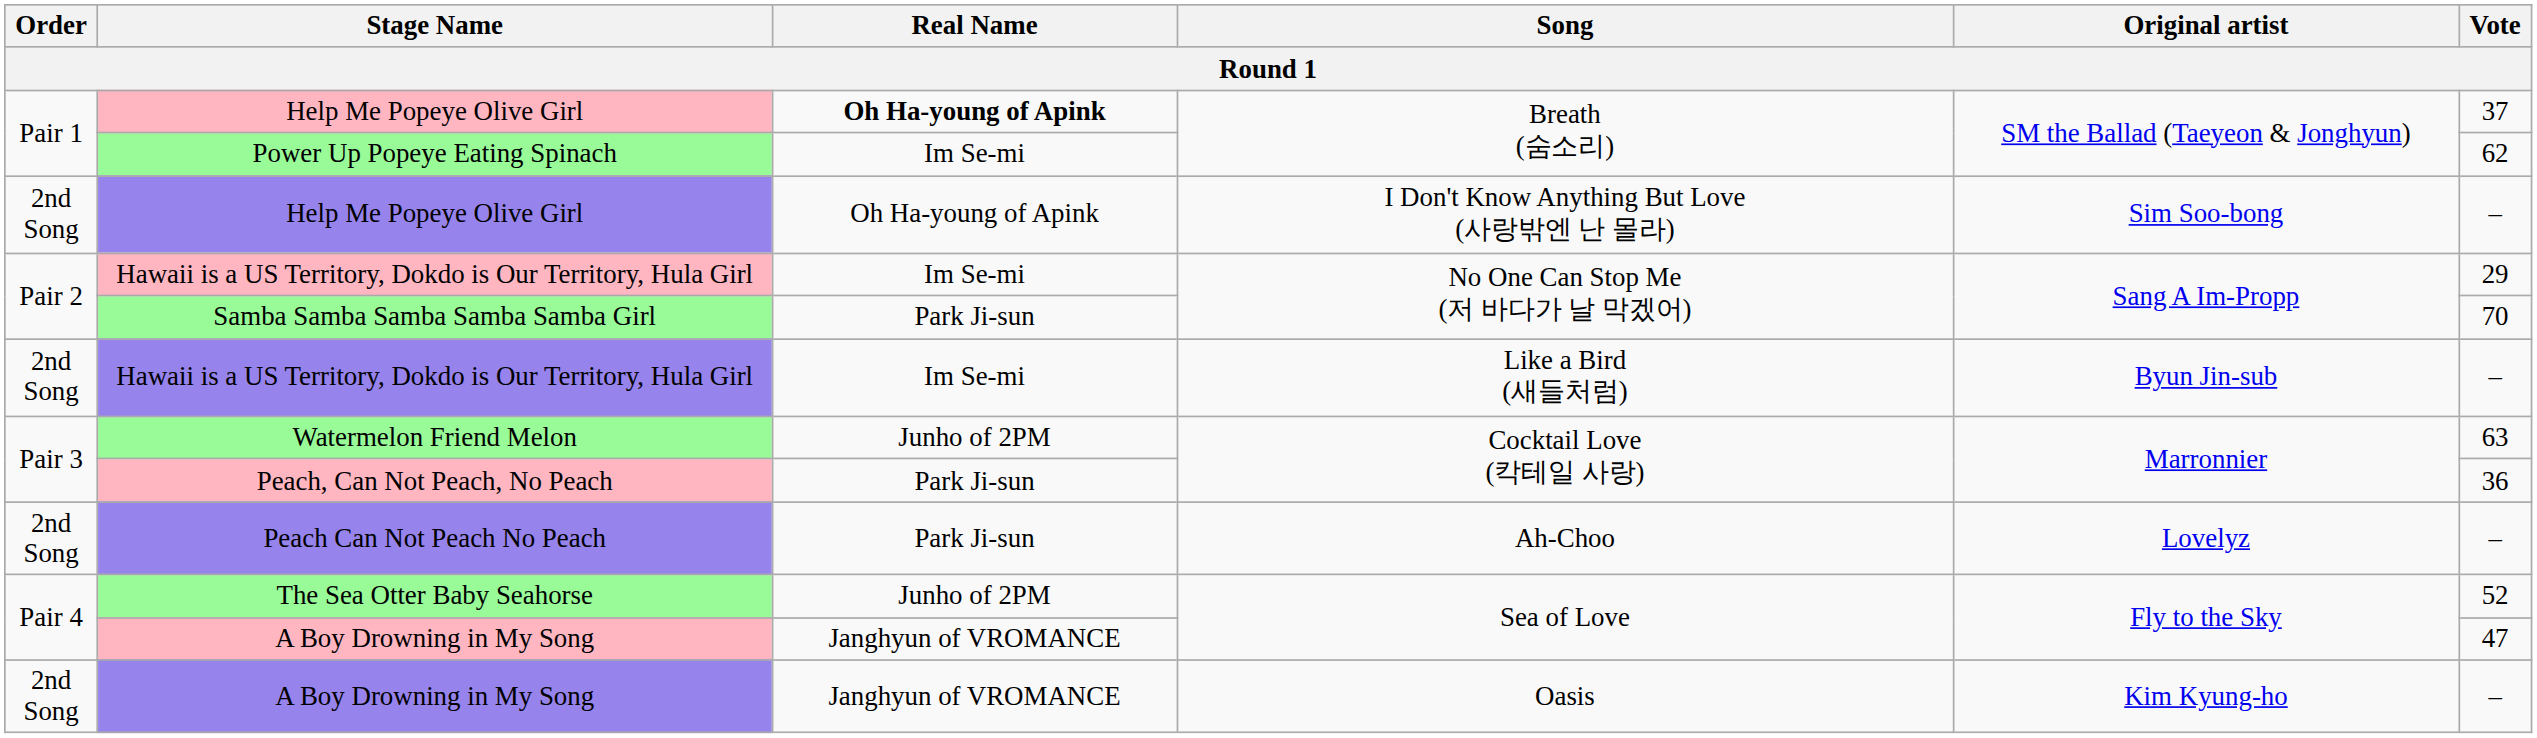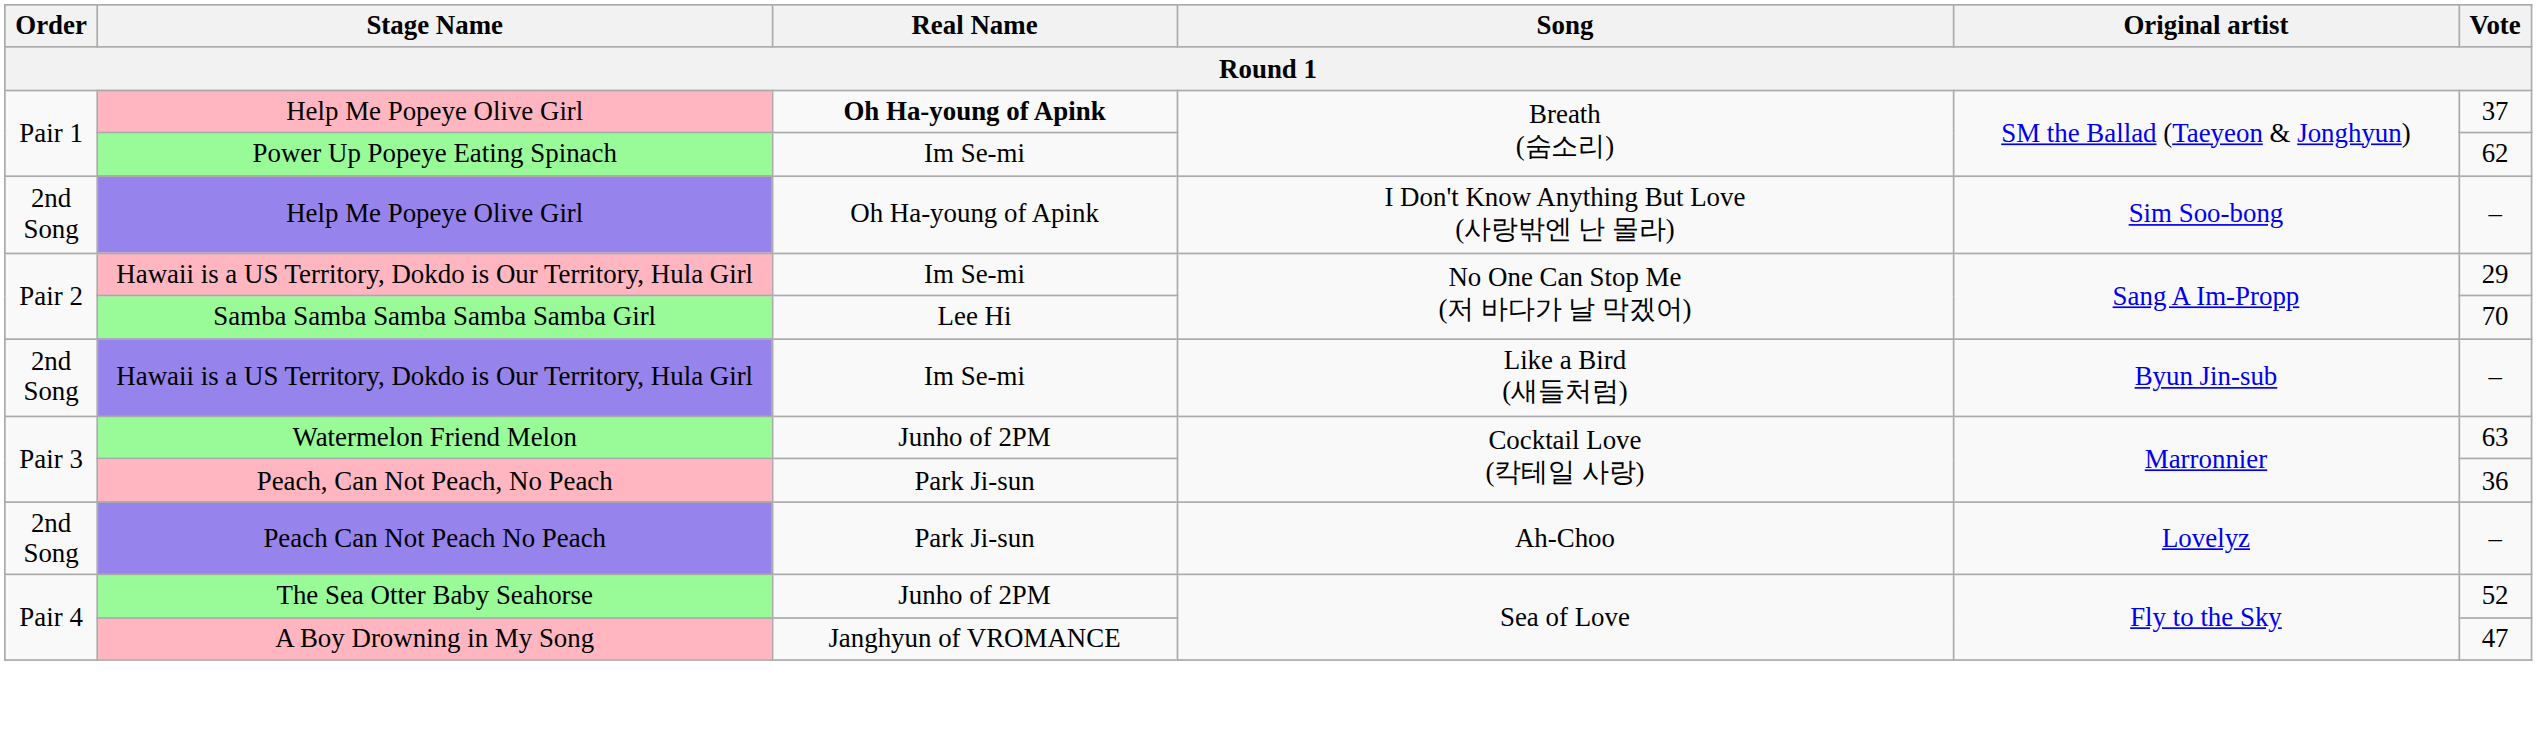(975, 316) Park Ji-sun -> (975, 316) Lee Hi
- row: (435, 695)
